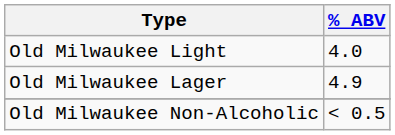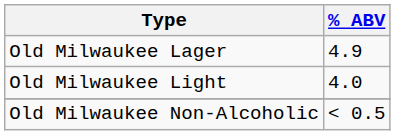rows swapped: (118, 83) <-> (118, 51)
